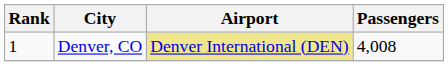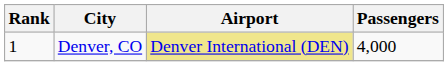(377, 46) 4,008 -> (377, 46) 4,000
